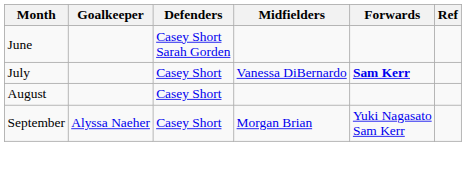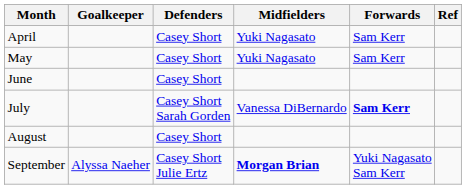+ row: (22, 36)
+ row: (20, 57)
(193, 44) Casey Short Sarah Gorden -> (189, 79) Casey Short
(189, 72) Casey Short -> (193, 107) Casey Short Sarah Gorden
(189, 123) Casey Short -> (189, 165) Casey Short Julie Ertz
(274, 123) normal -> (278, 165) bold
